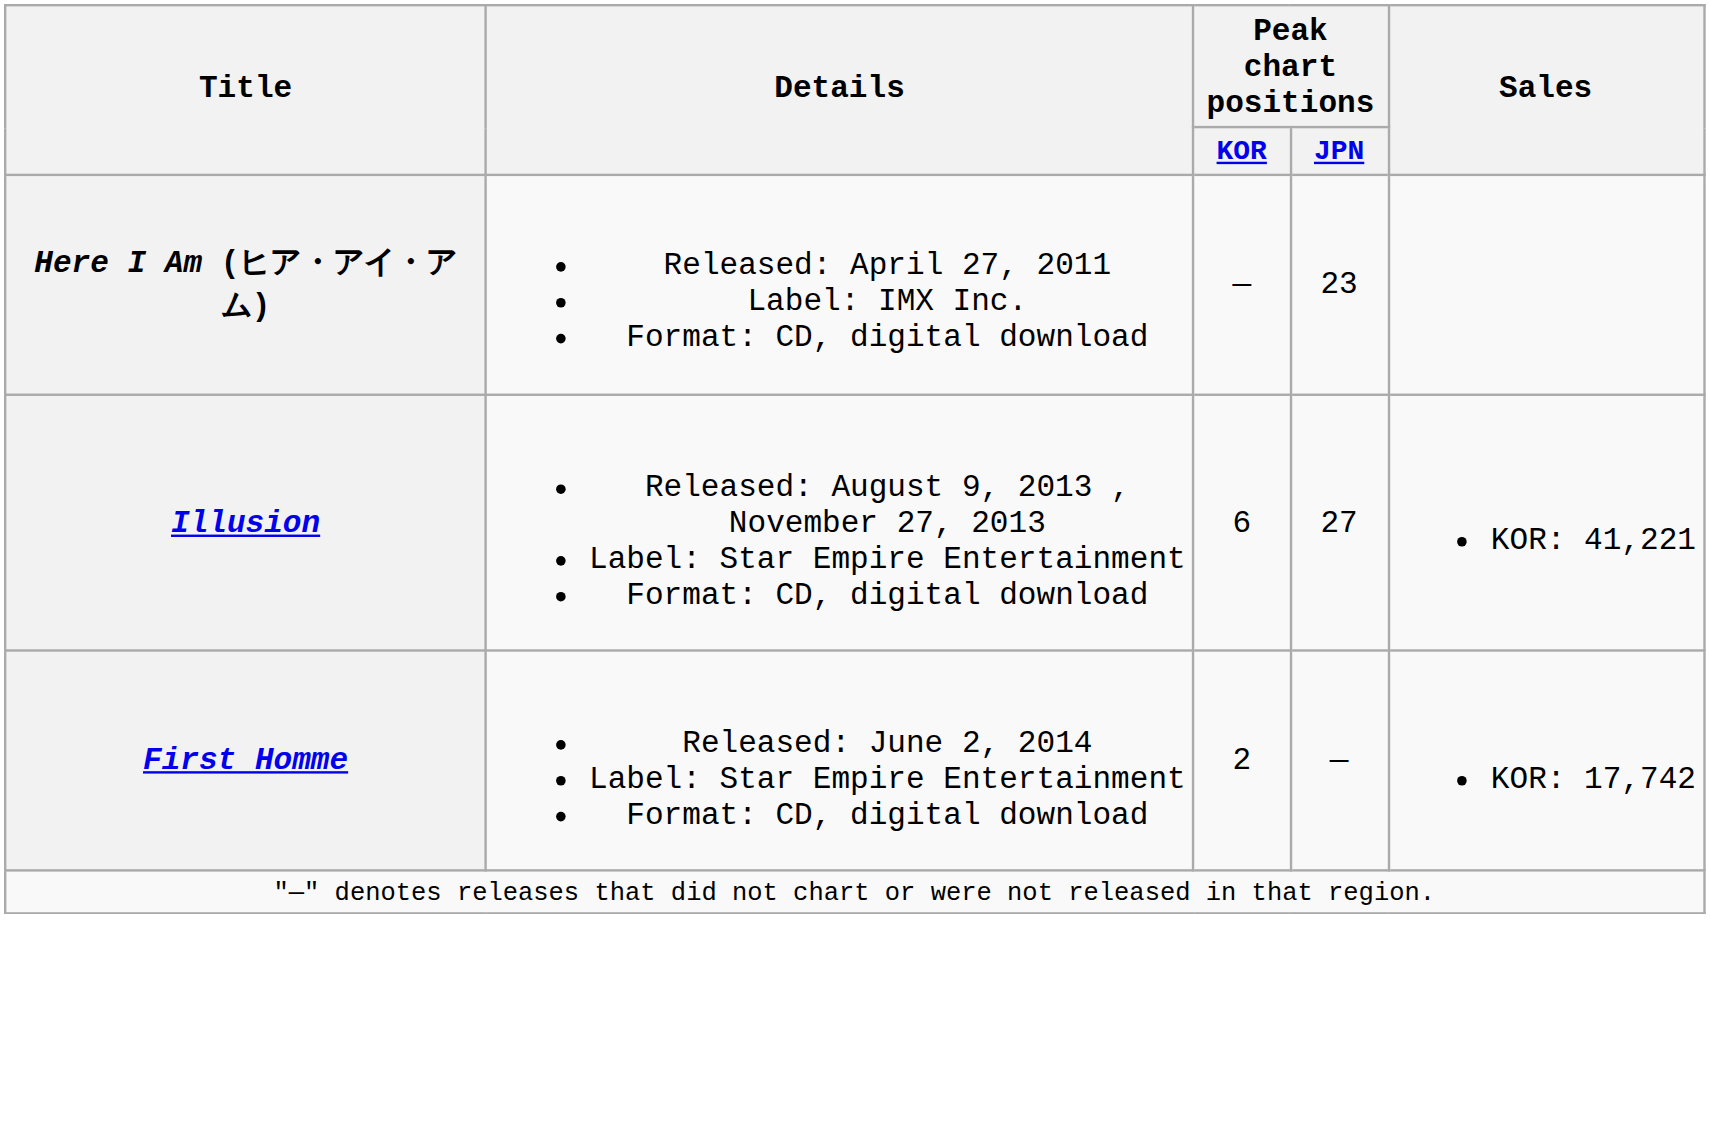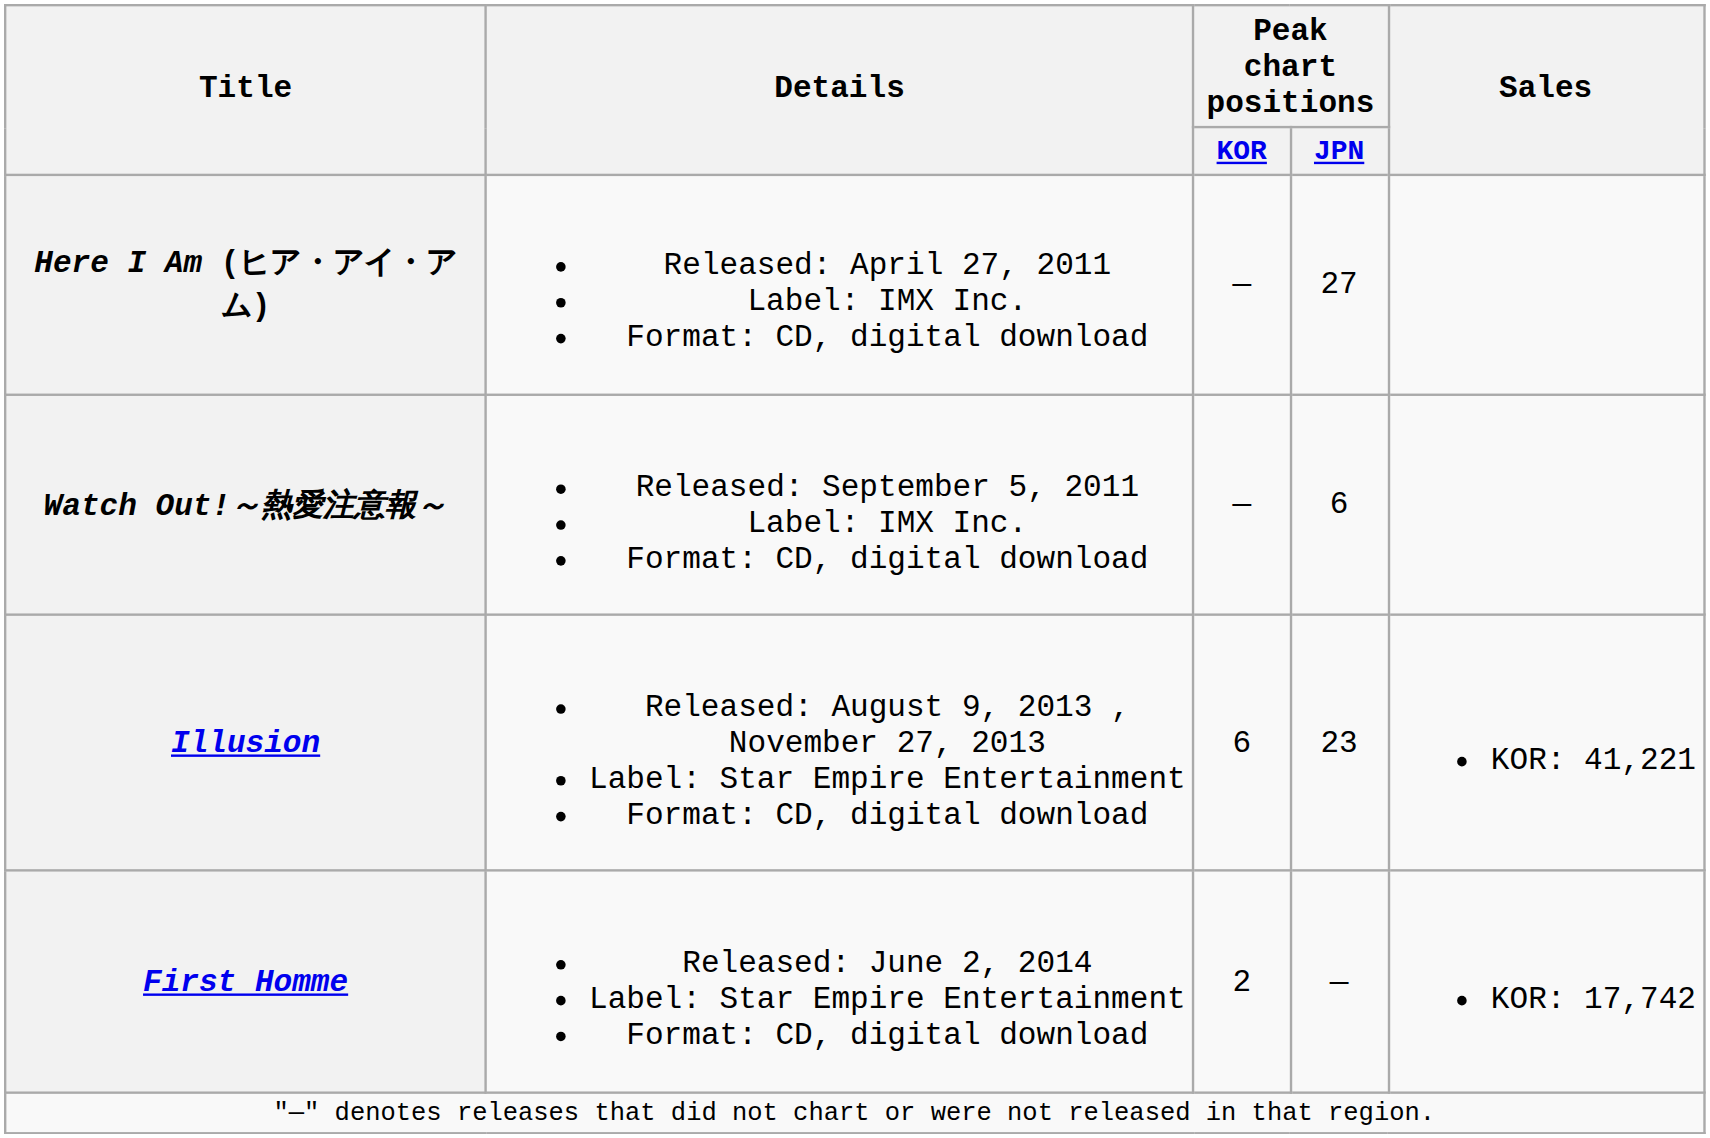(1339, 285) 23 -> (1339, 285) 27
+ row: (246, 506)
(1339, 523) 27 -> (1339, 743) 23
